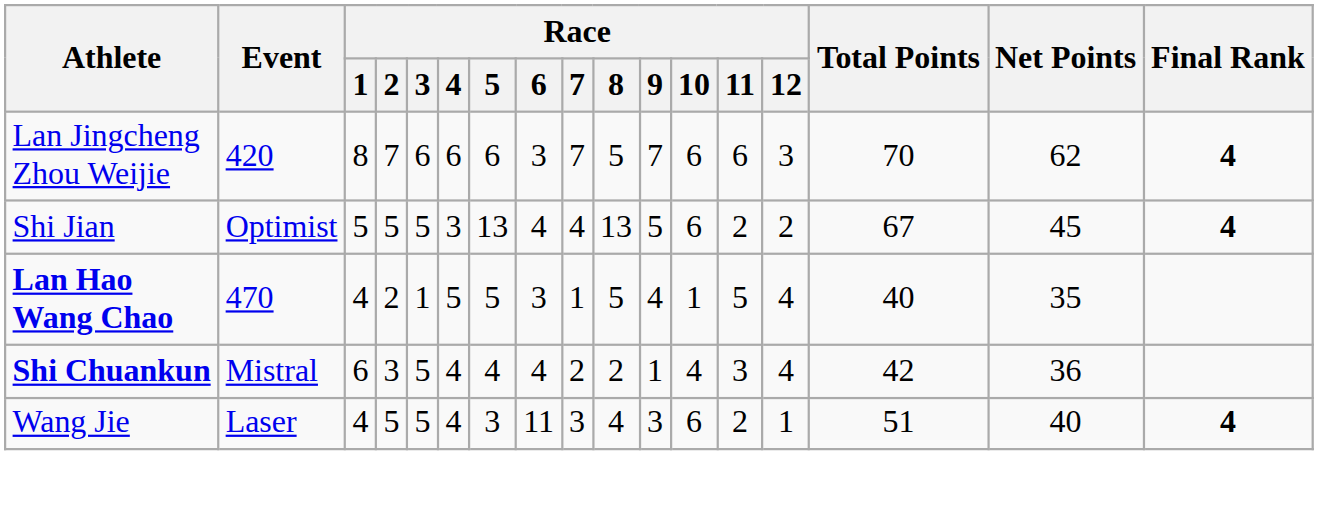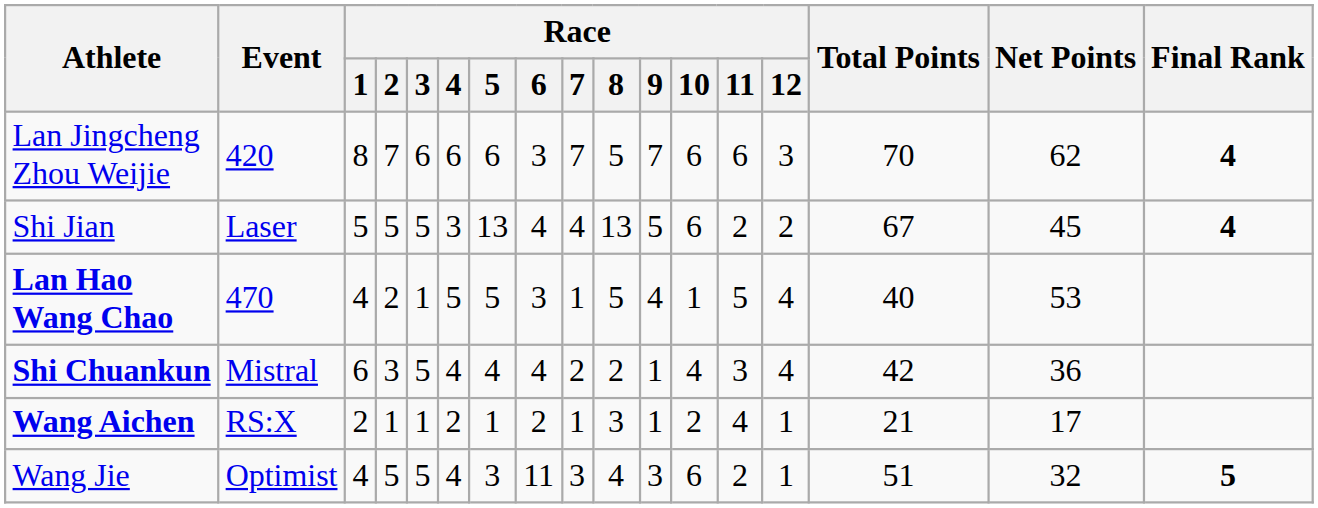(282, 227) Optimist -> (261, 227) Laser
(1066, 298) 35 -> (1066, 298) 53
+ row: (104, 423)
(261, 423) Laser -> (282, 475) Optimist
(1066, 423) 40 -> (1066, 475) 32
(1228, 423) 4 -> (1228, 475) 5
